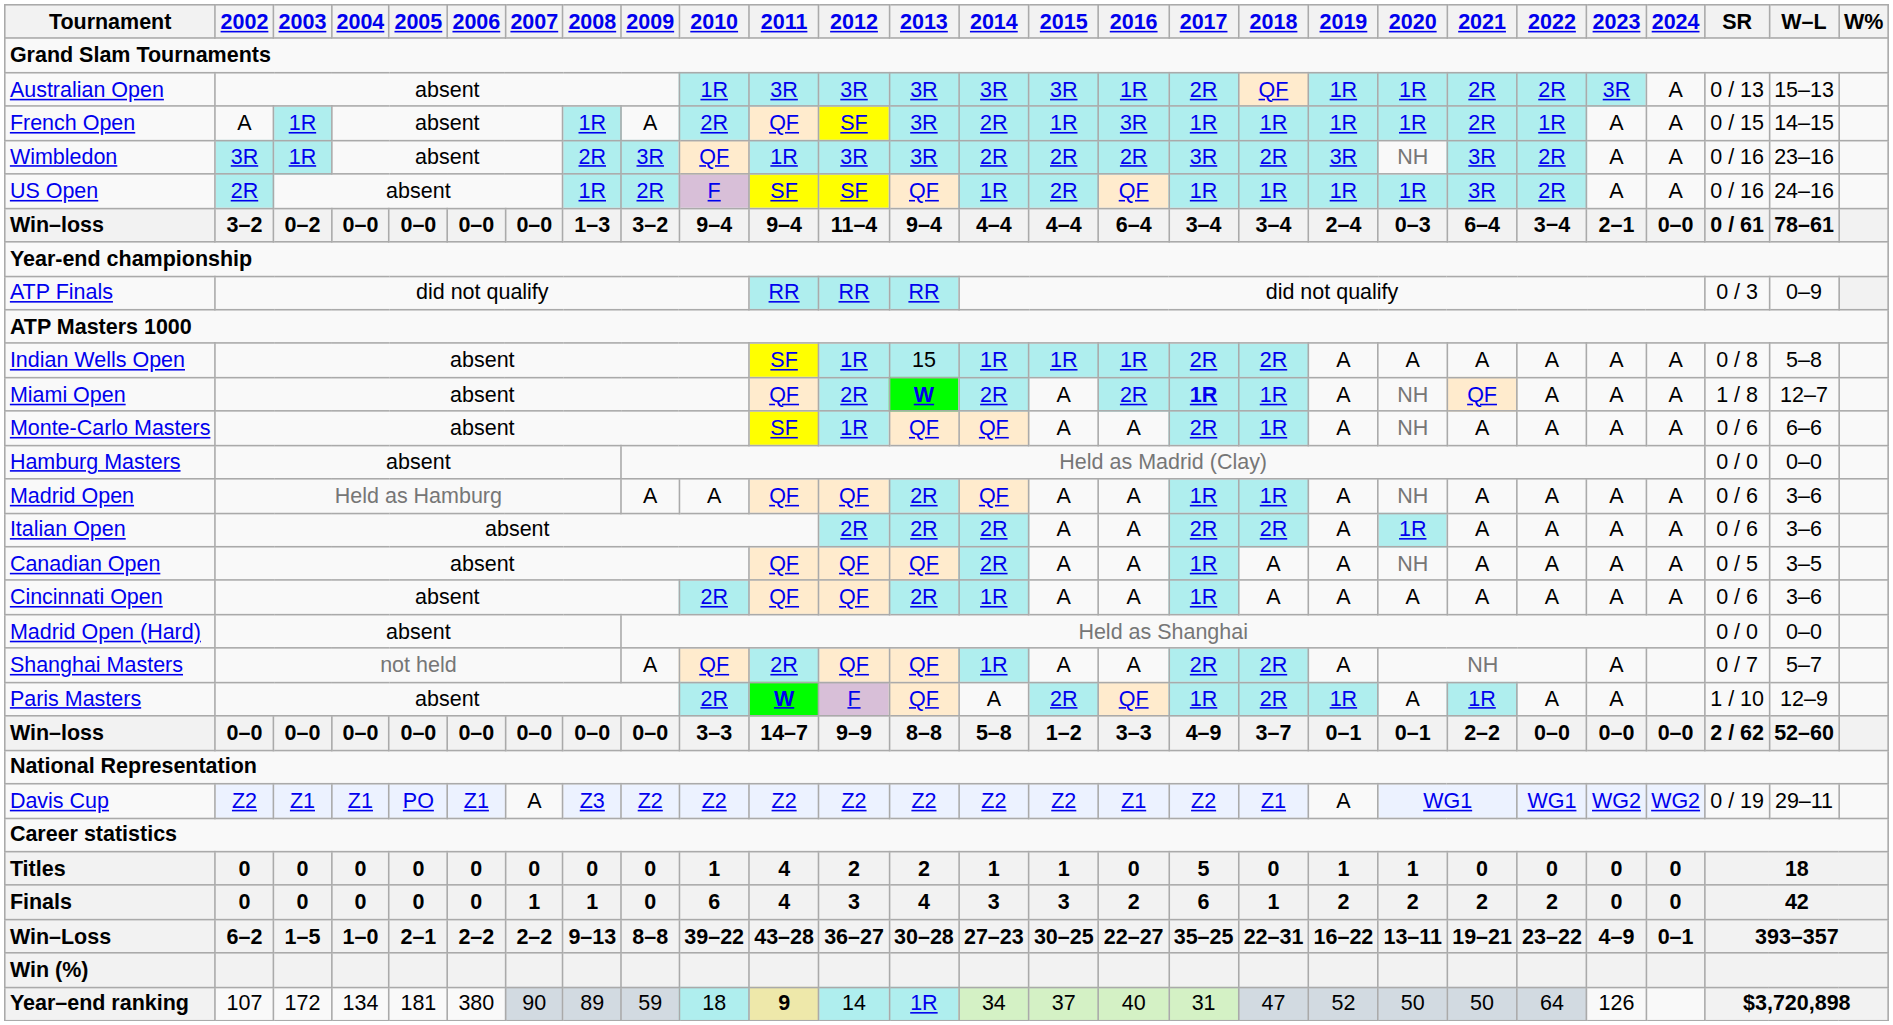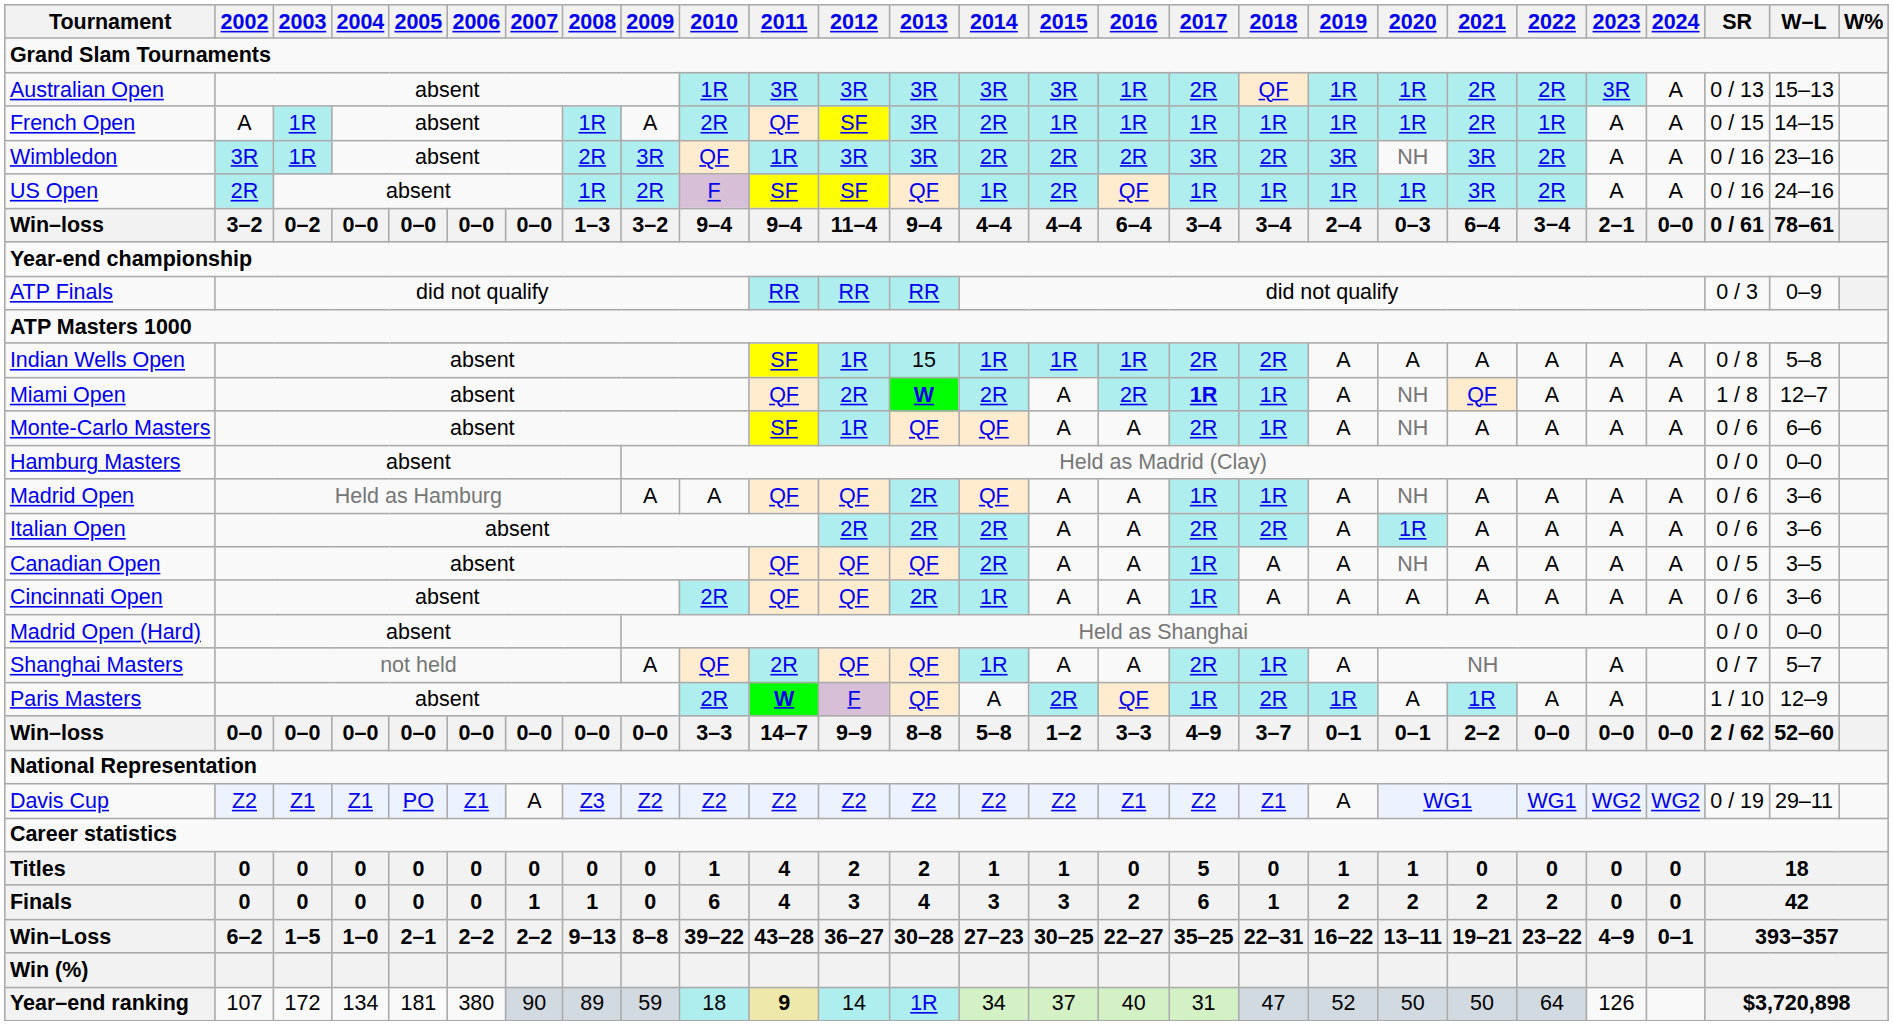(1134, 123) 3R -> (1134, 123) 1R
(1273, 665) 2R -> (1273, 665) 1R
